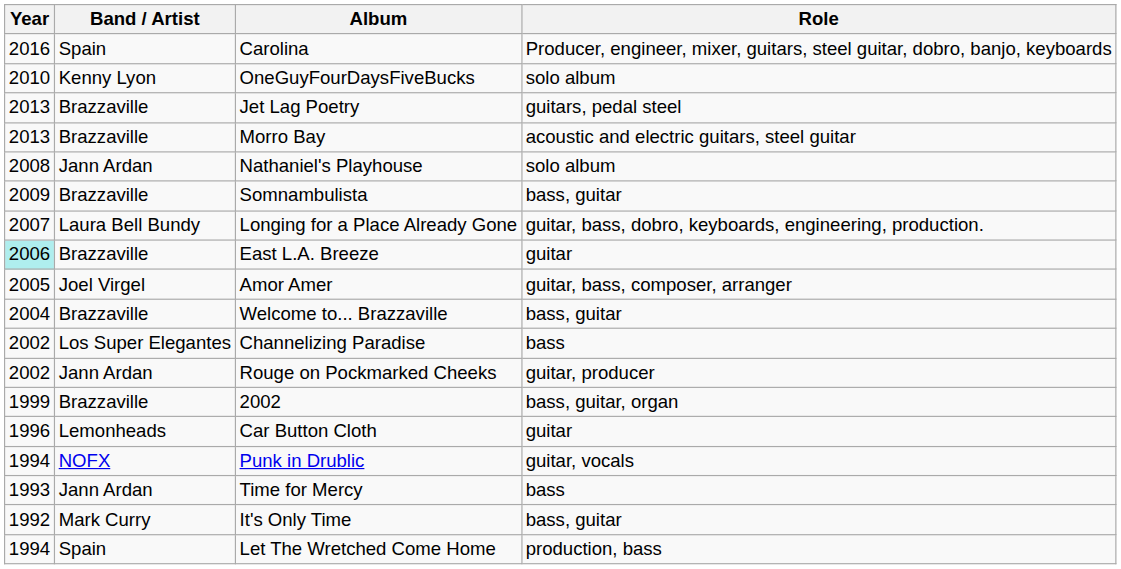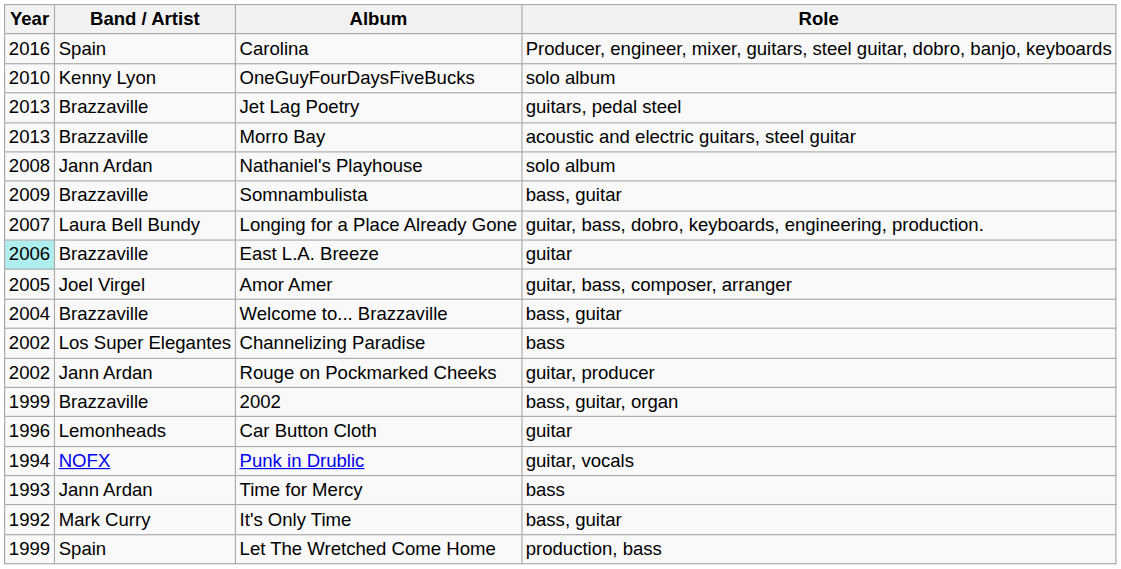(30, 549) 1994 -> (30, 549) 1999
